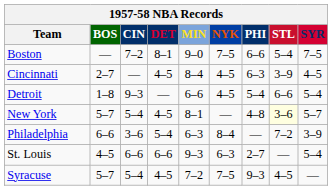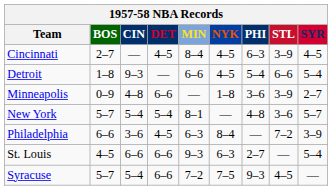- row: (24, 54)
+ row: (38, 94)
(163, 114) 4–5 -> (163, 114) 5–4
(283, 114) lightyellow background -> (283, 114) no background
(163, 135) 5–4 -> (163, 135) 4–5
(163, 175) 4–5 -> (163, 175) 6–6
